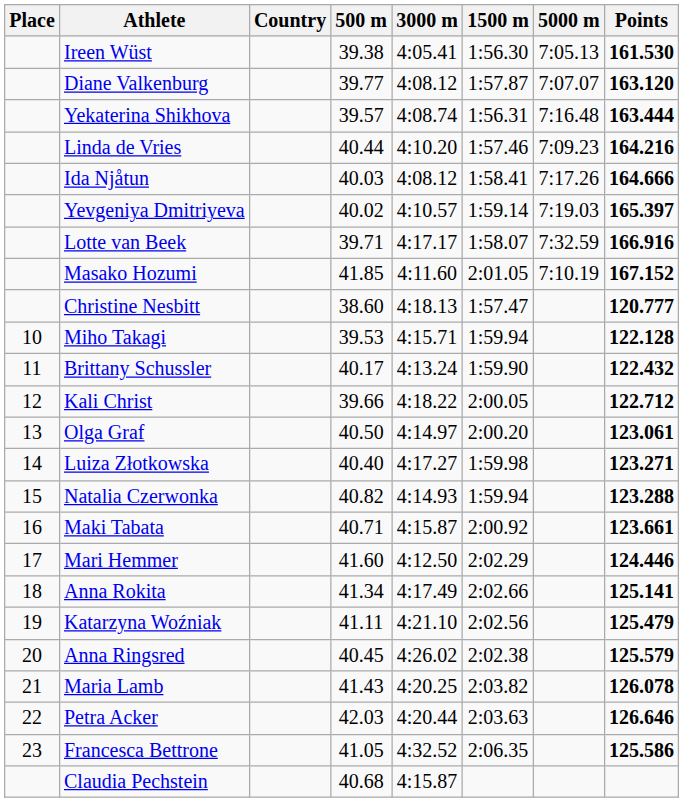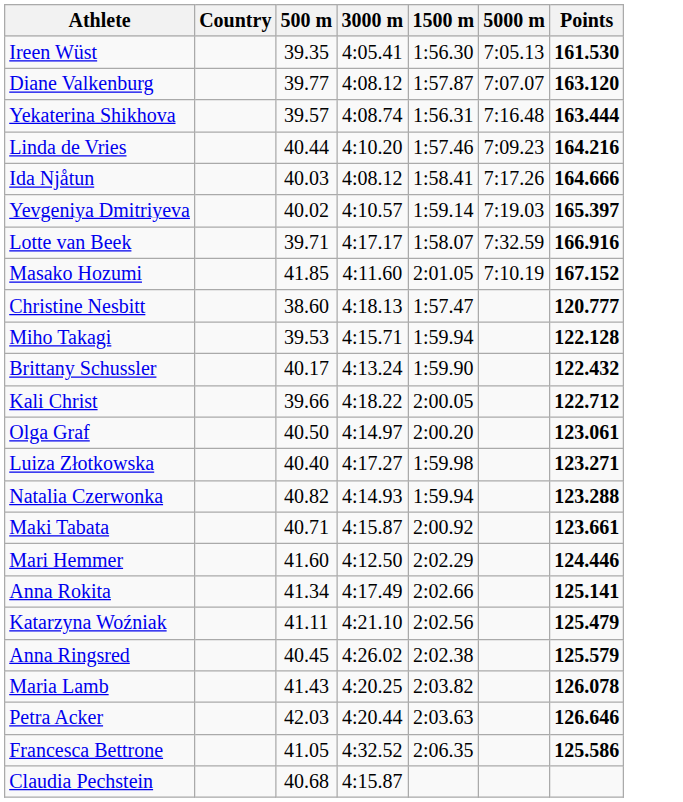- column: (32, 20)
(361, 52) 39.38 -> (306, 52) 39.35
